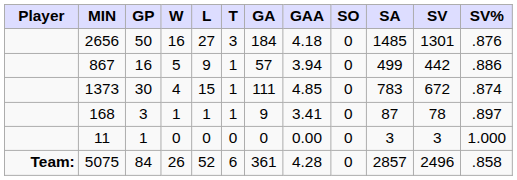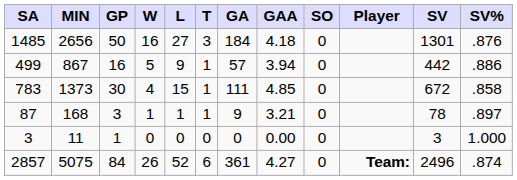columns swapped: (41, 16) <-> (390, 16)
(487, 89) .874 -> (487, 89) .858
(307, 114) 3.41 -> (281, 114) 3.21
(307, 162) 4.28 -> (281, 162) 4.27
(487, 162) .858 -> (487, 162) .874
